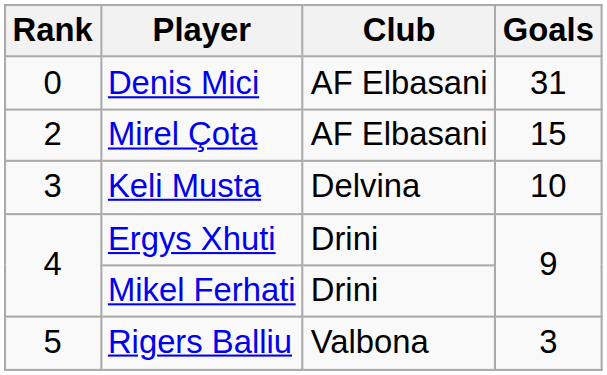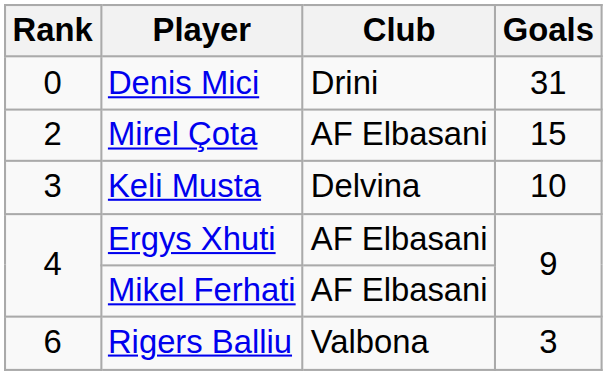(399, 82) AF Elbasani -> (344, 82) Drini
(344, 238) Drini -> (399, 238) AF Elbasani
(344, 290) Drini -> (399, 290) AF Elbasani
(53, 342) 5 -> (53, 342) 6
